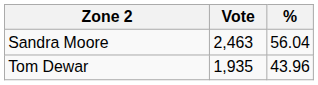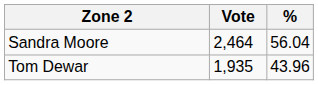(233, 42) 2,463 -> (233, 42) 2,464
